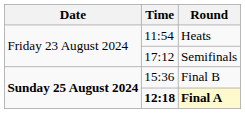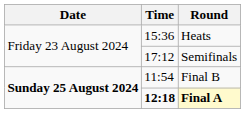(159, 35) 11:54 -> (159, 35) 15:36
(159, 77) 15:36 -> (159, 77) 11:54
